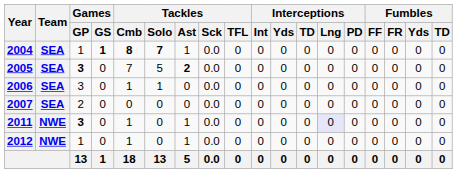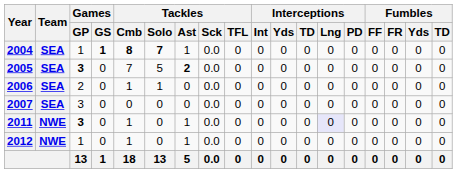(81, 86) 3 -> (81, 86) 2
(81, 104) 2 -> (81, 104) 3
